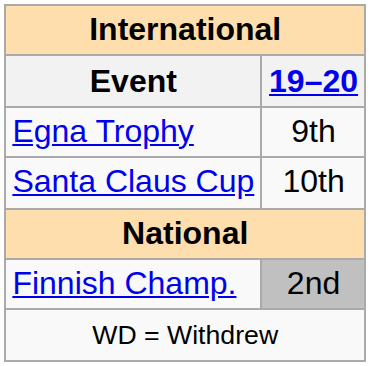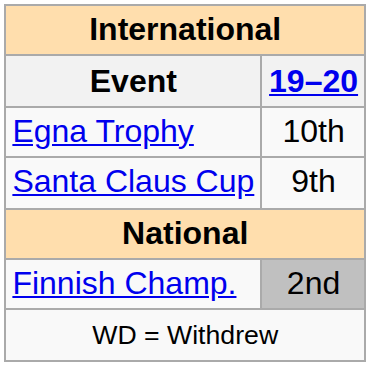(314, 131) 9th -> (314, 131) 10th
(314, 182) 10th -> (314, 182) 9th
